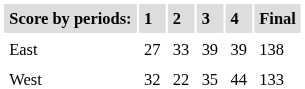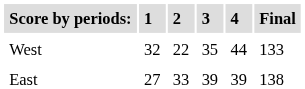rows swapped: (23, 49) <-> (25, 80)
